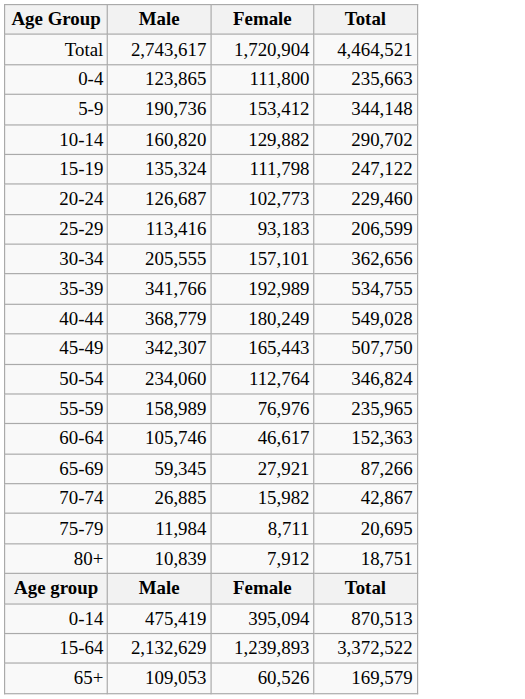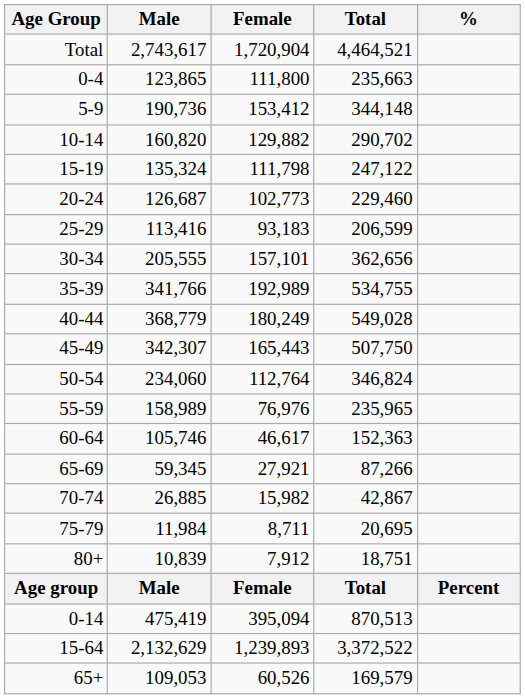+ column: (469, 19)
